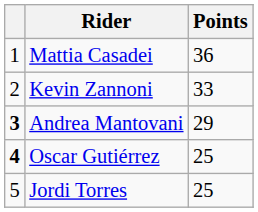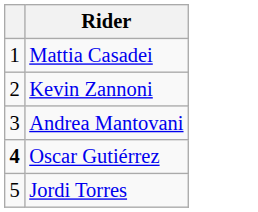- column: (220, 21)
(15, 123) bold -> (15, 123) normal
